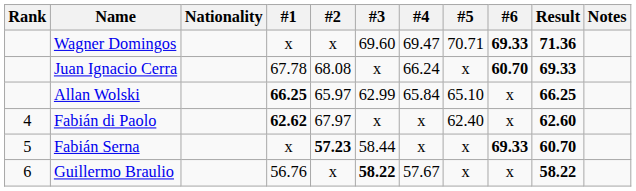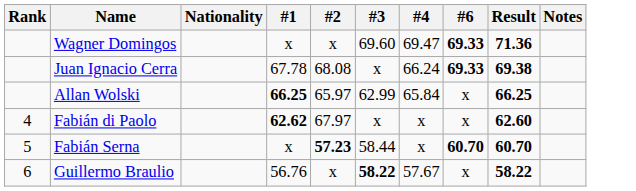- column: (466, 17)
(510, 69) 60.70 -> (466, 69) 69.33
(558, 69) 69.33 -> (514, 69) 69.38
(510, 146) 69.33 -> (466, 146) 60.70
